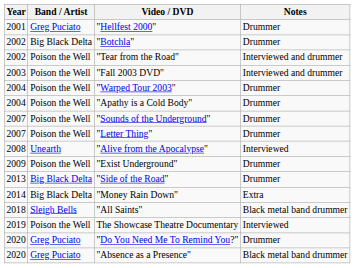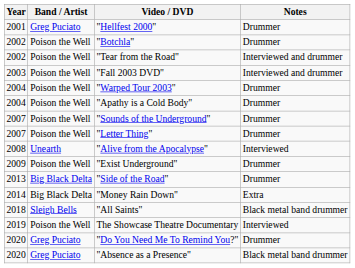(61, 42) Big Black Delta -> (60, 42) Poison the Well
